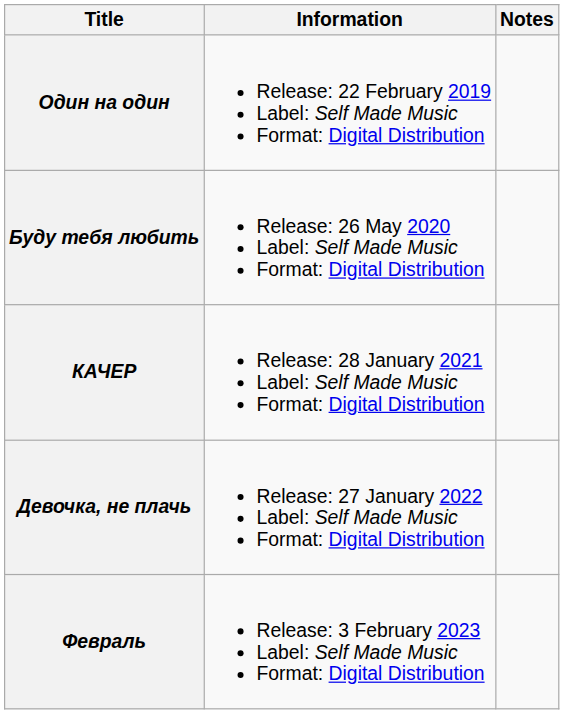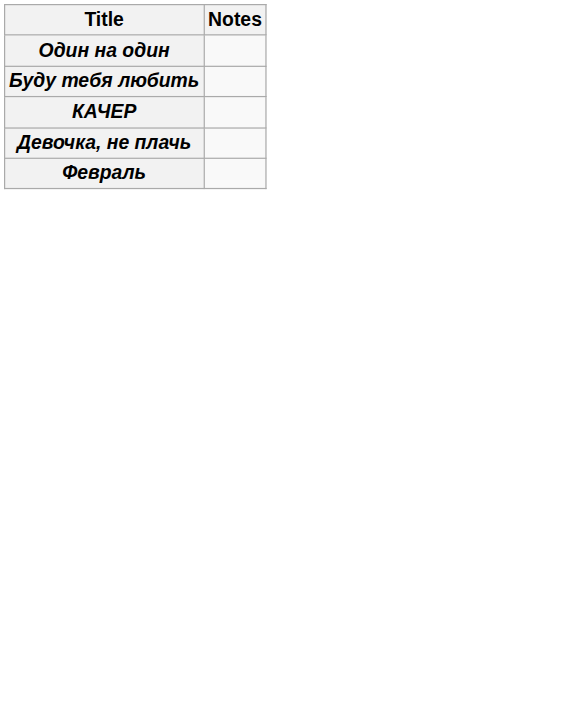- column: (350, 19)
